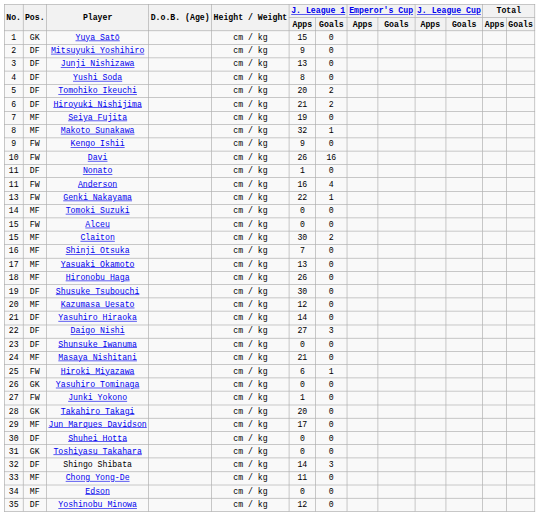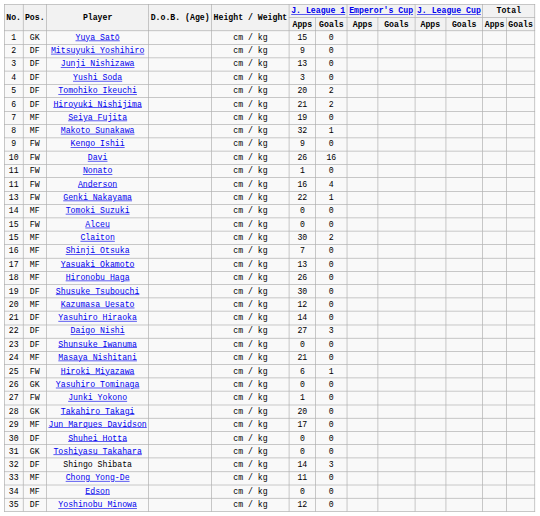(302, 78) 8 -> (302, 78) 3
(35, 171) DF -> (35, 171) FW
